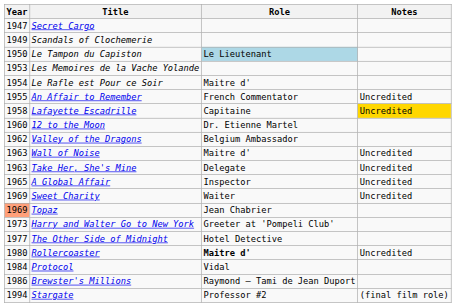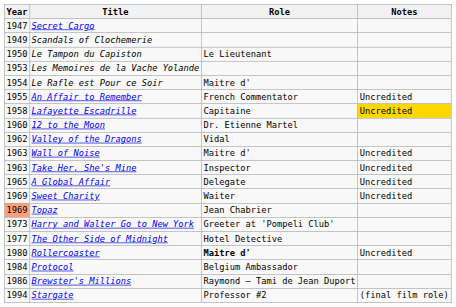(238, 54) lightblue background -> (238, 54) no background
(251, 139) Belgium Ambassador -> (217, 139) Vidal
(224, 168) Delegate -> (227, 168) Inspector
(227, 182) Inspector -> (224, 182) Delegate
(217, 267) Vidal -> (251, 267) Belgium Ambassador
